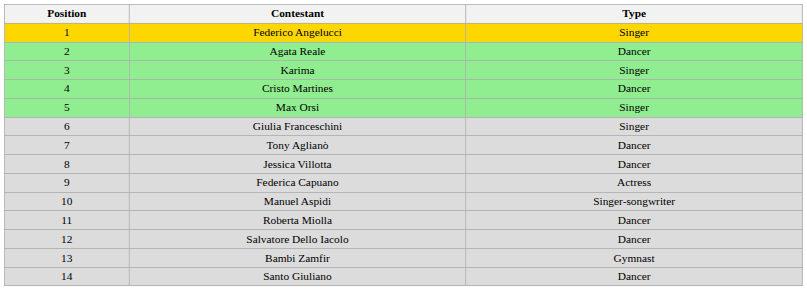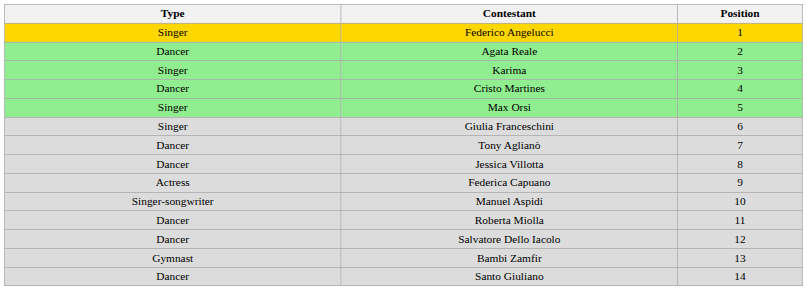columns swapped: (67, 14) <-> (634, 14)
